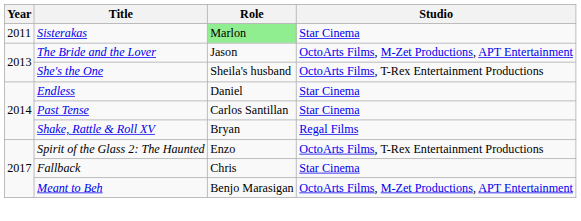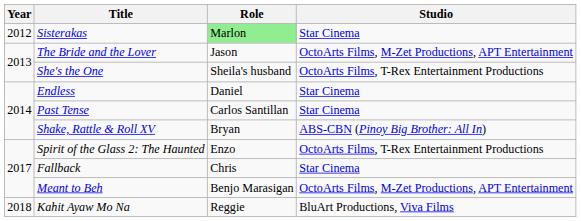(19, 33) 2011 -> (19, 33) 2012
(329, 129) Regal Films -> (393, 129) ABS-CBN (Pinoy Big Brother: All In)
+ row: (83, 206)
